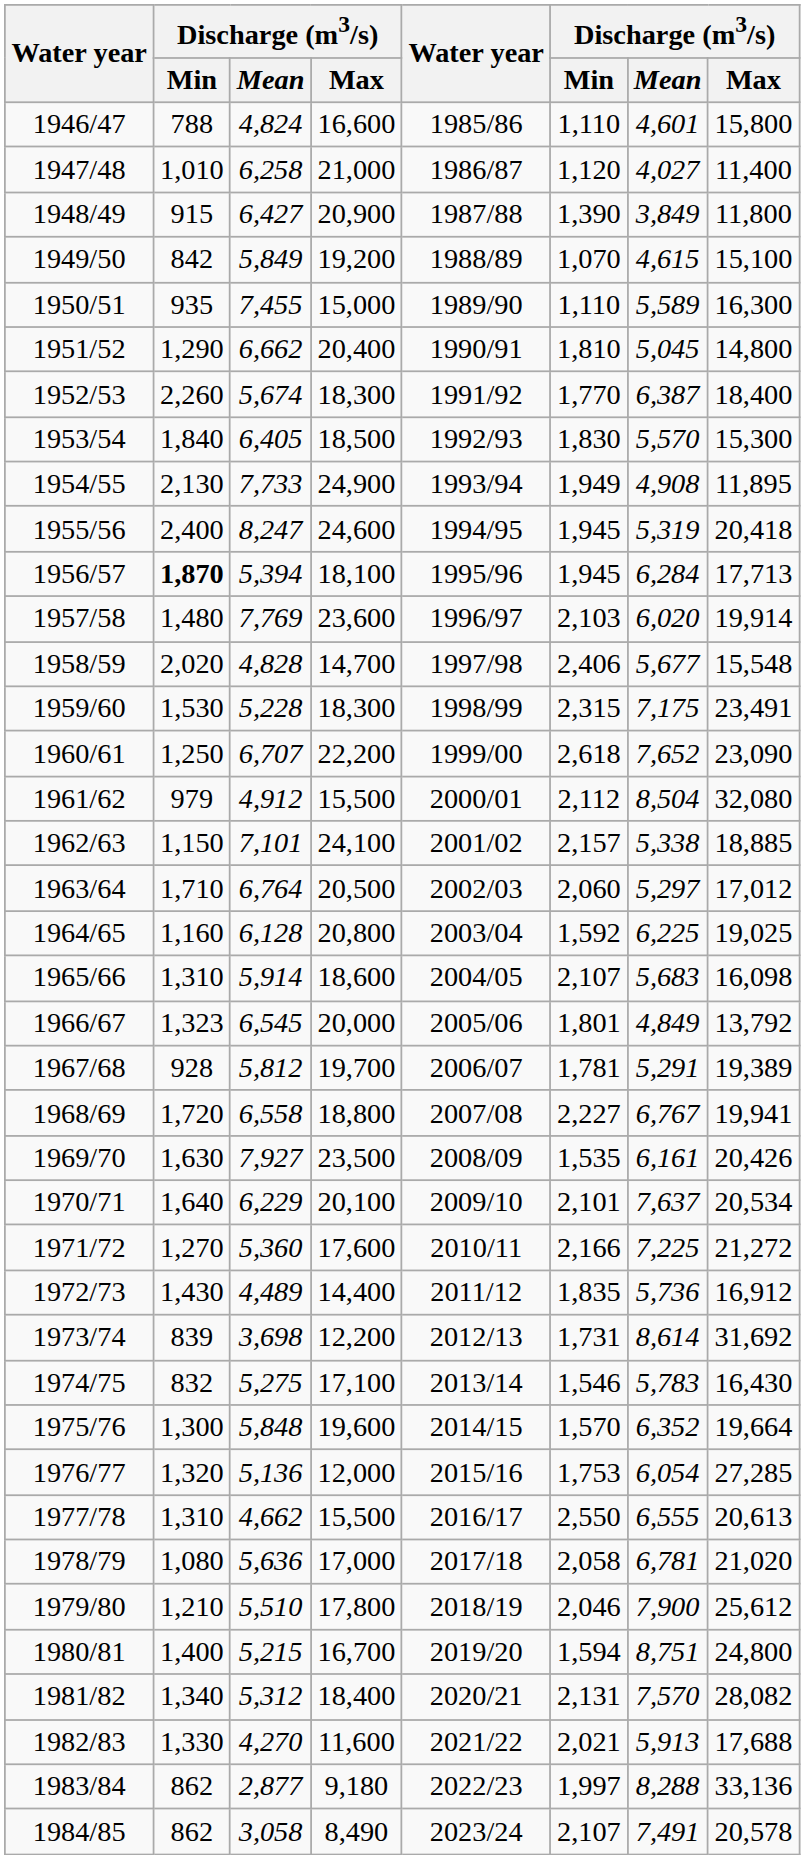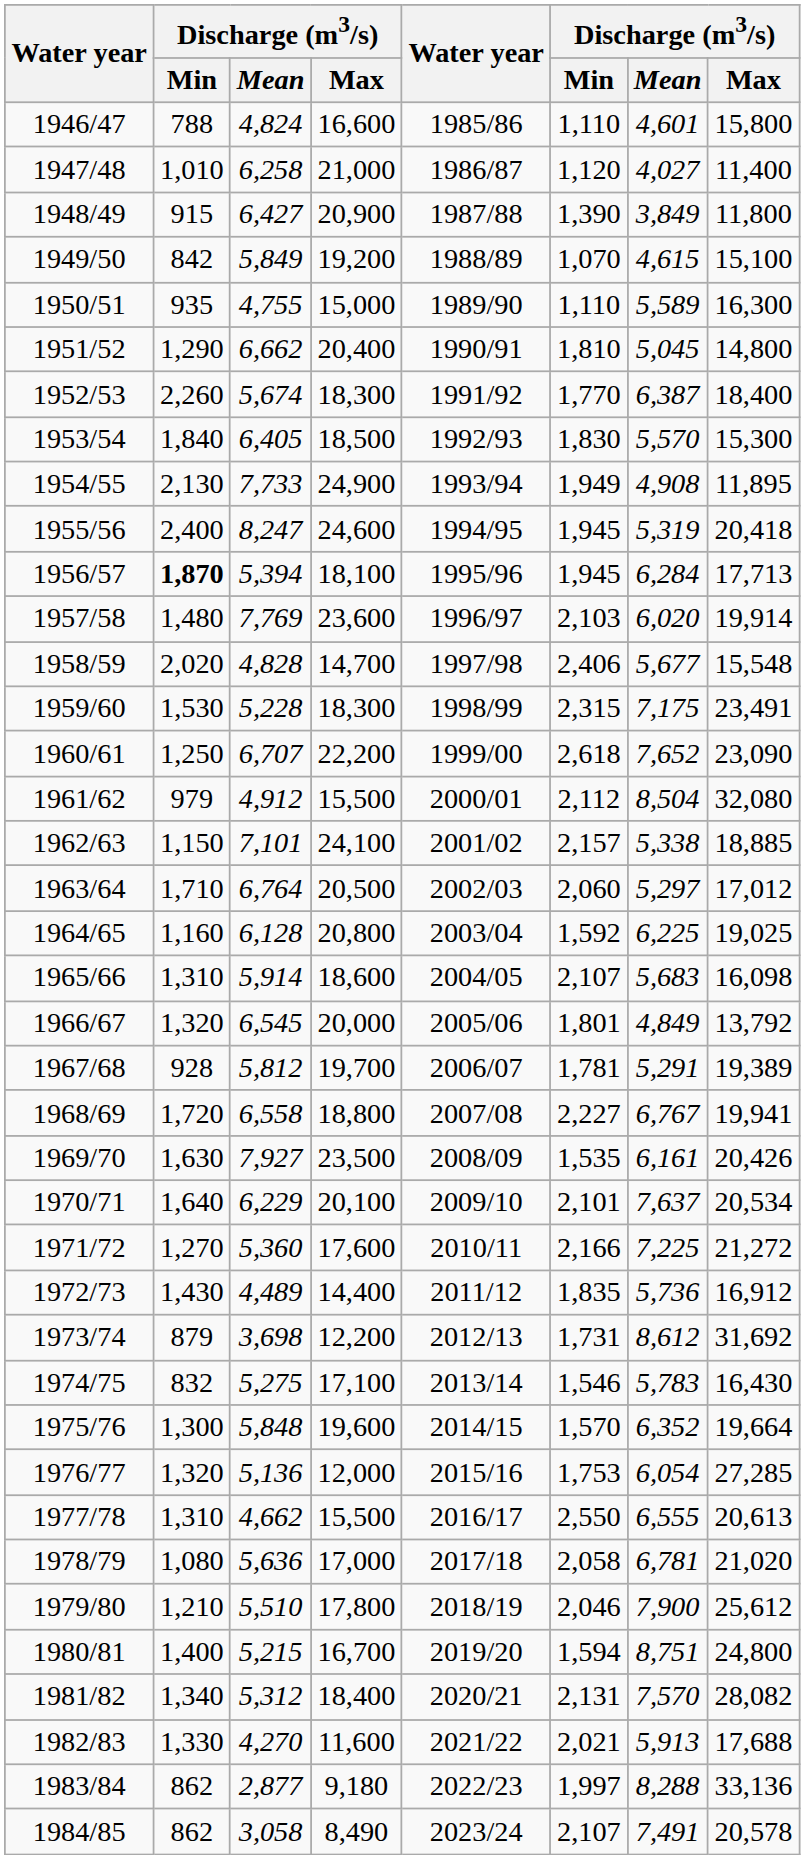(271, 304) 7,455 -> (271, 304) 4,755
(192, 1022) 1,323 -> (192, 1022) 1,320
(192, 1337) 839 -> (192, 1337) 879
(668, 1337) 8,614 -> (668, 1337) 8,612
